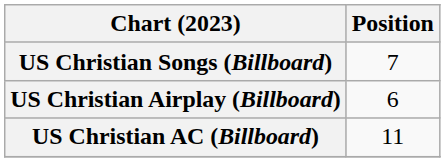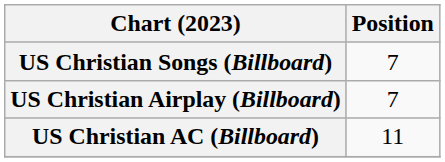(393, 99) 6 -> (393, 99) 7
